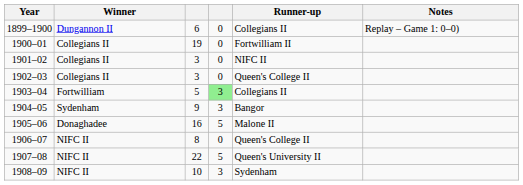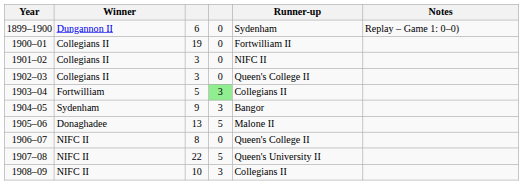(261, 28) Collegians II -> (256, 28) Sydenham
(197, 124) 16 -> (197, 124) 13
(256, 172) Sydenham -> (261, 172) Collegians II
